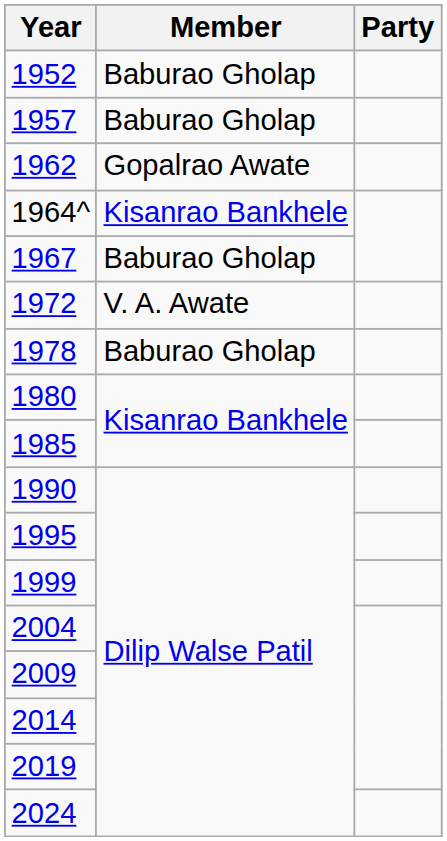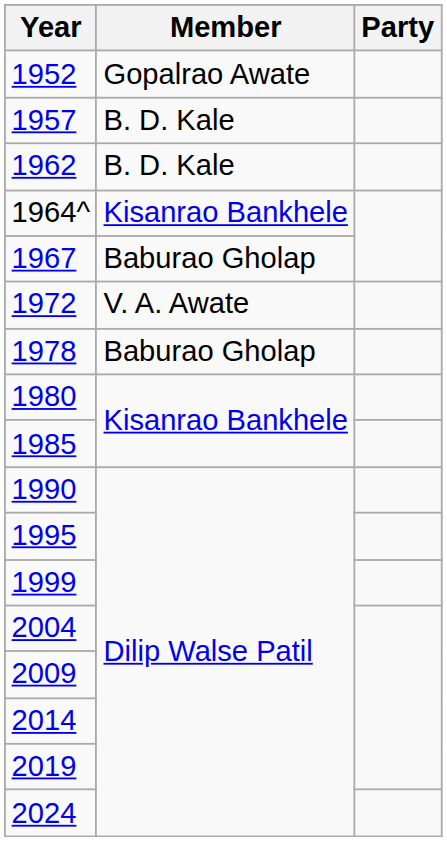(210, 73) Baburao Gholap -> (207, 73) Gopalrao Awate
(210, 119) Baburao Gholap -> (169, 119) B. D. Kale
(207, 166) Gopalrao Awate -> (169, 166) B. D. Kale
